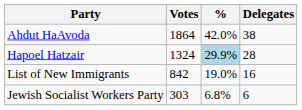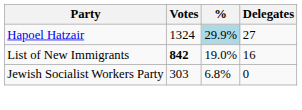- row: (48, 34)
(249, 54) 28 -> (249, 34) 27
(179, 74) normal -> (179, 54) bold
(246, 94) 6 -> (246, 74) 0
